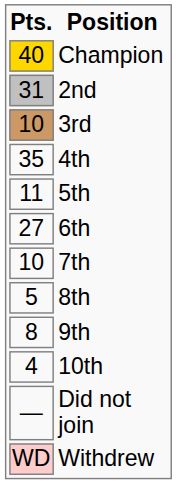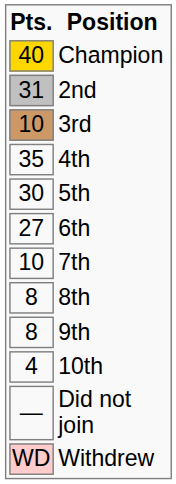(31, 194) 11 -> (31, 194) 30
(31, 298) 5 -> (31, 298) 8
